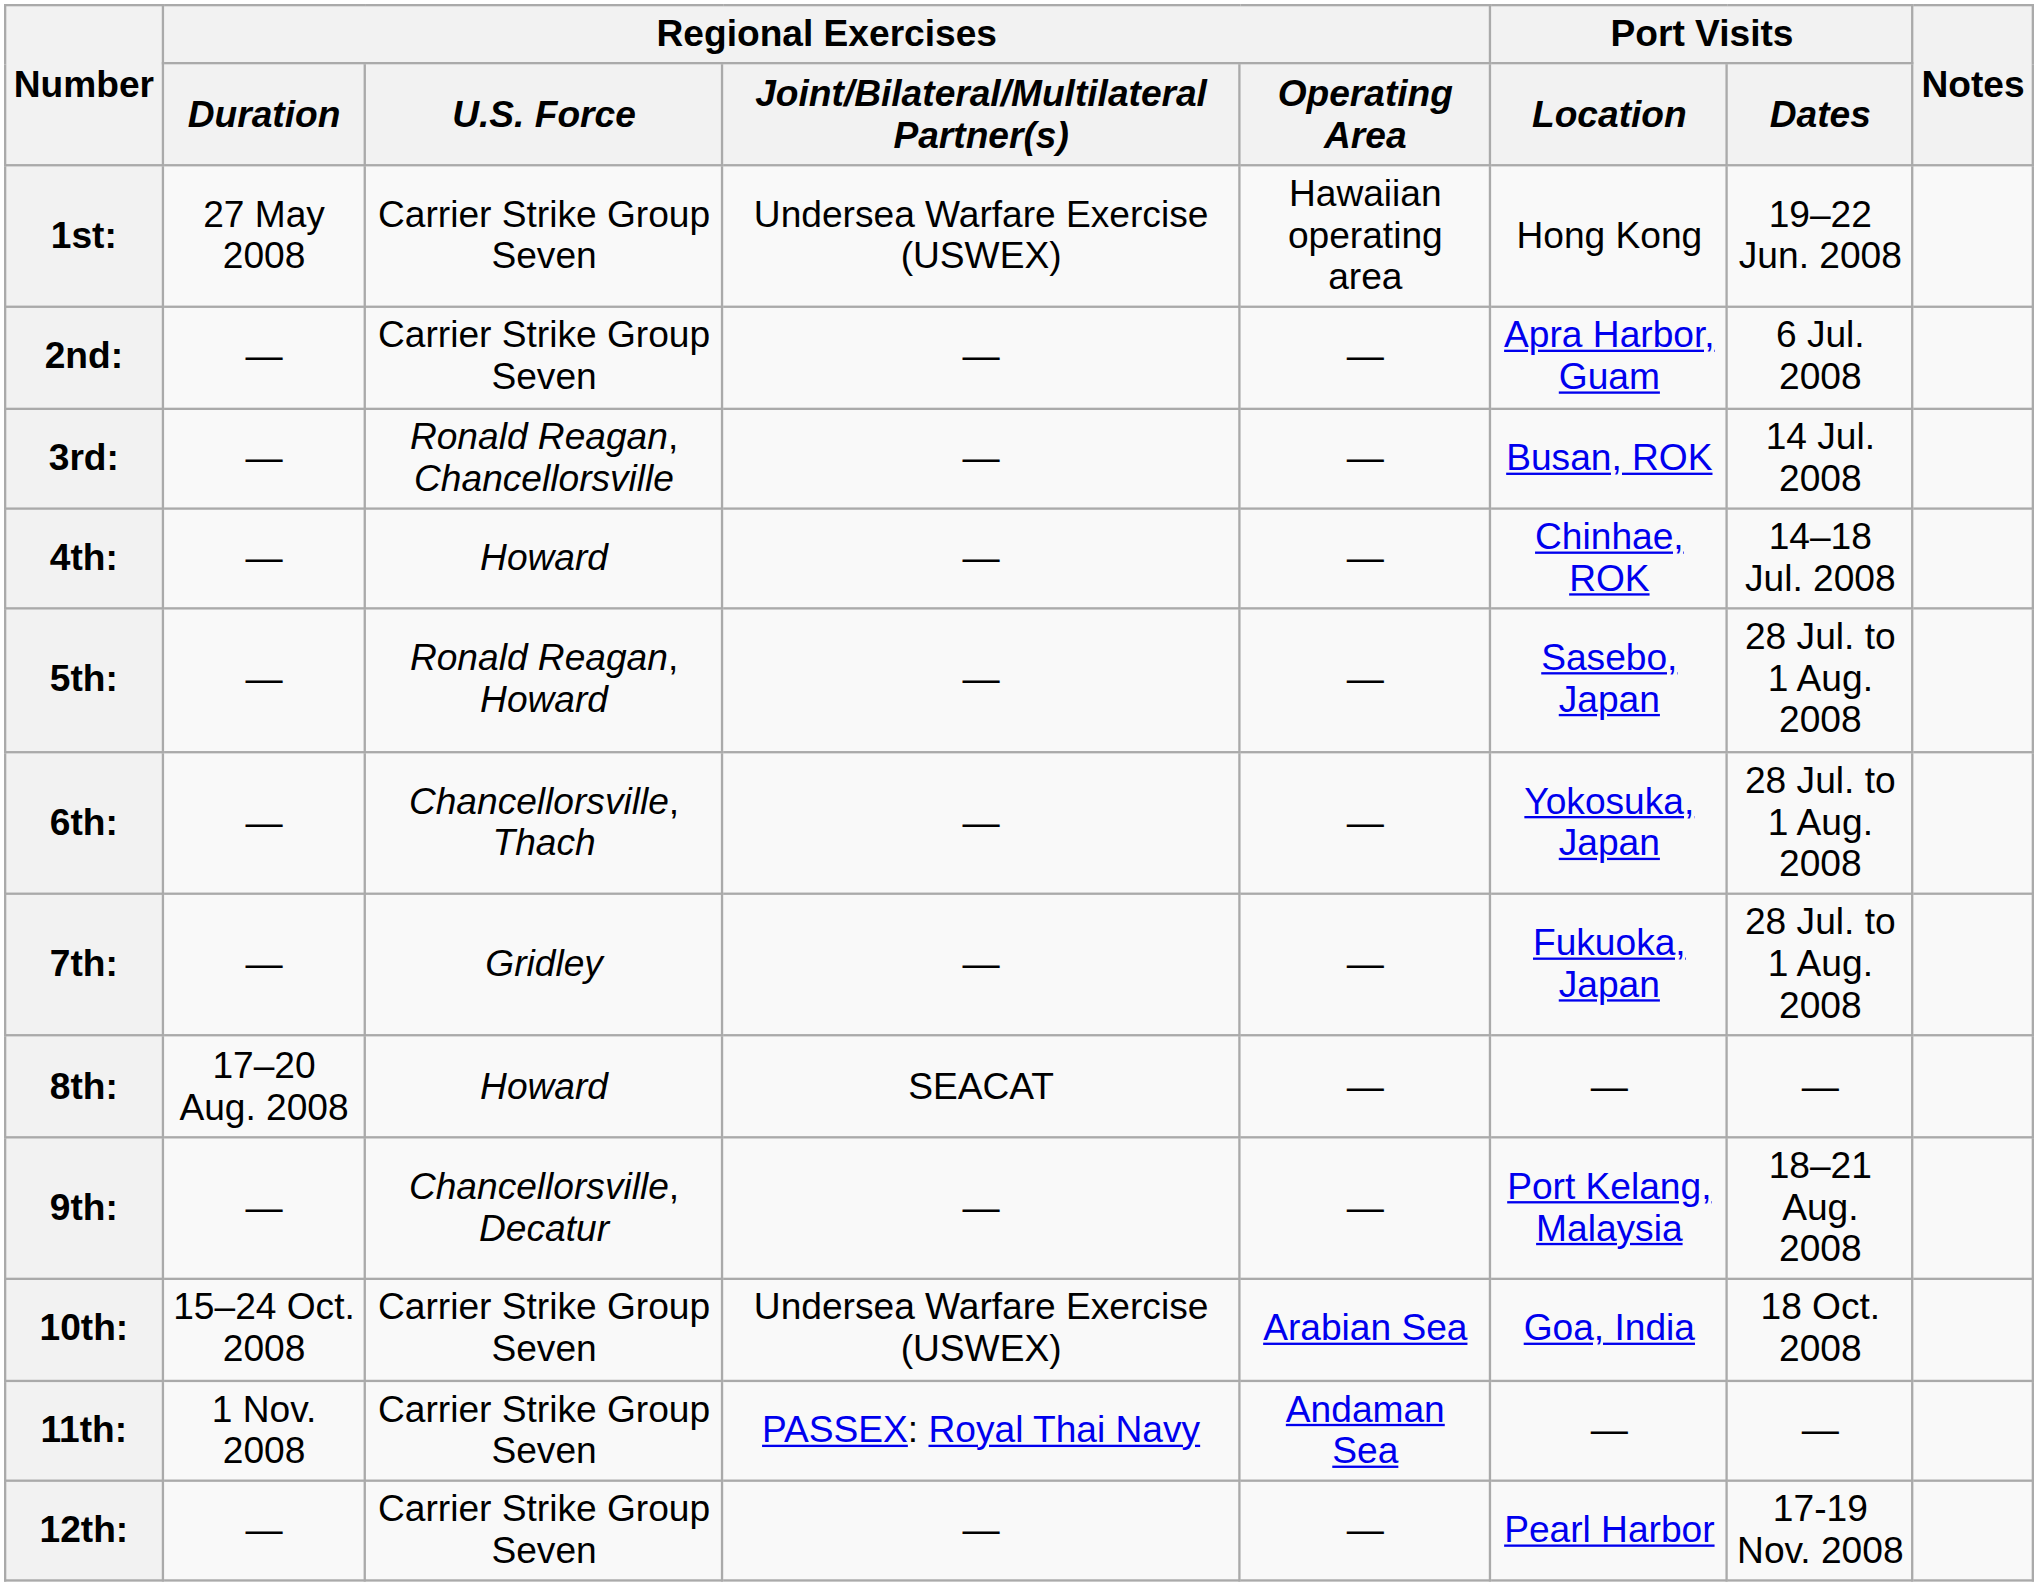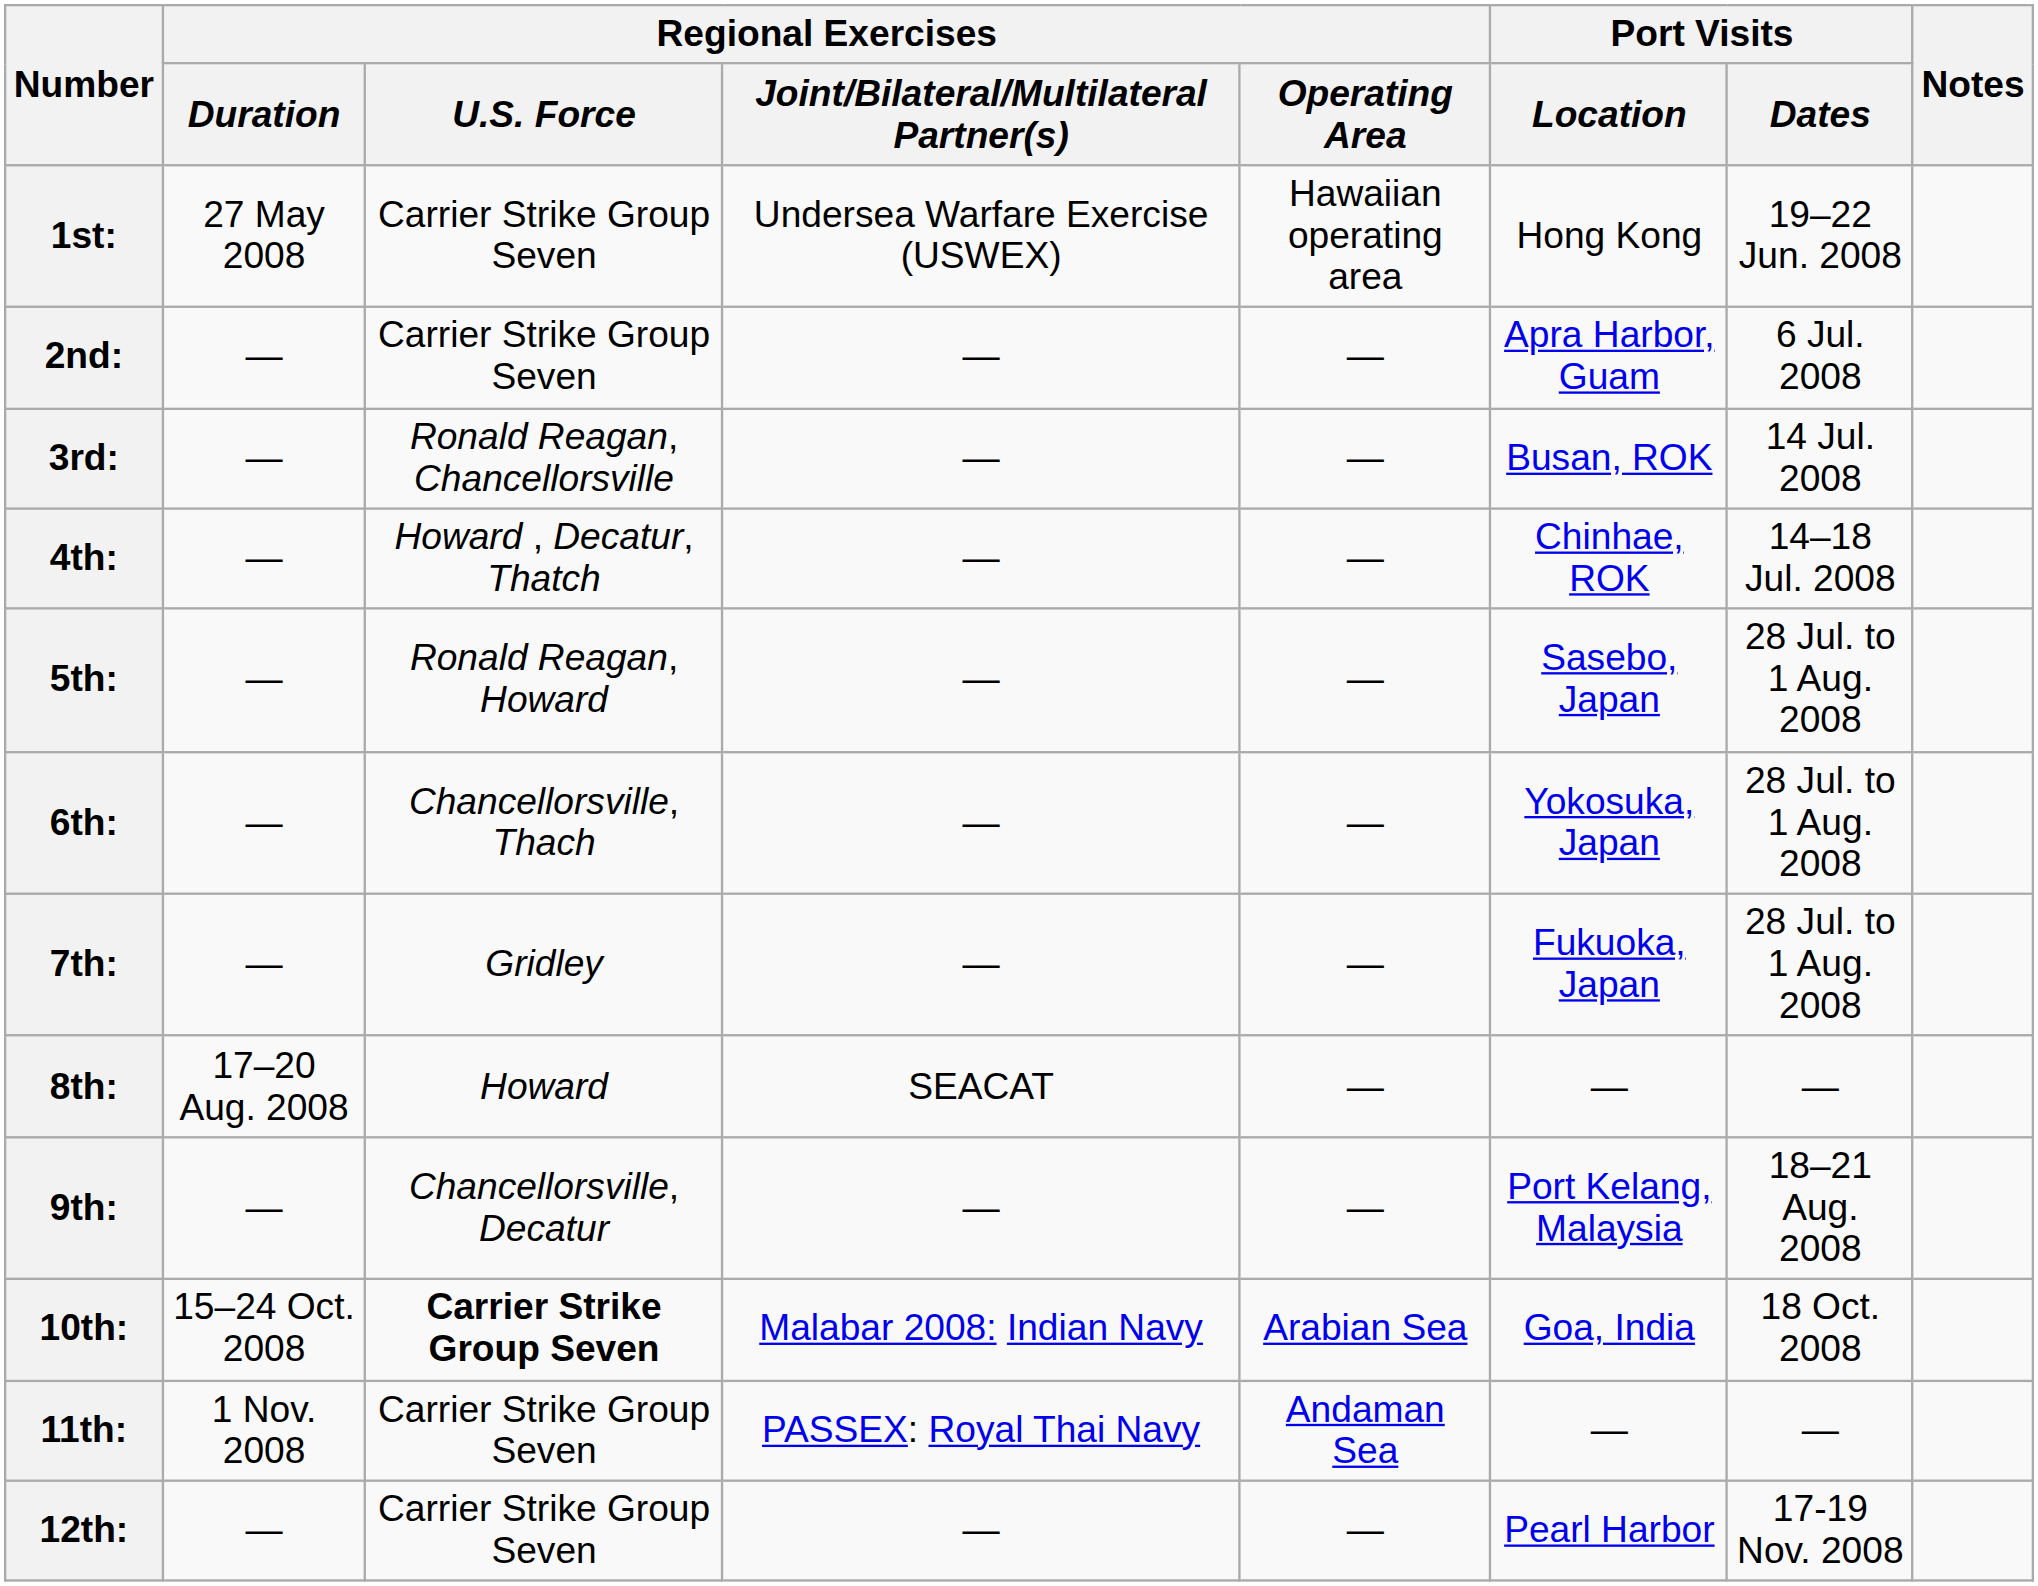(544, 557) Howard -> (544, 557) Howard , Decatur, Thatch
(544, 1328) normal -> (544, 1328) bold
(981, 1328) Undersea Warfare Exercise (USWEX) -> (981, 1328) Malabar 2008: Indian Navy
